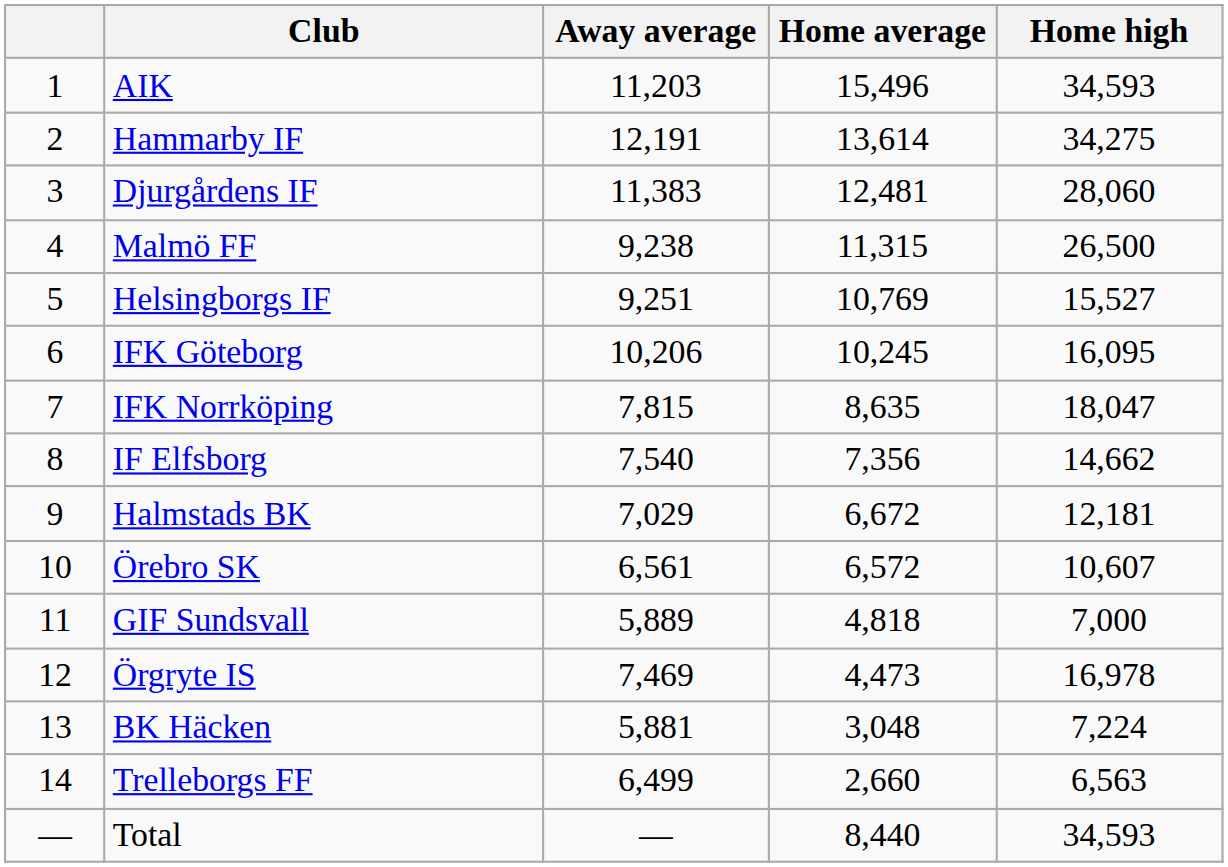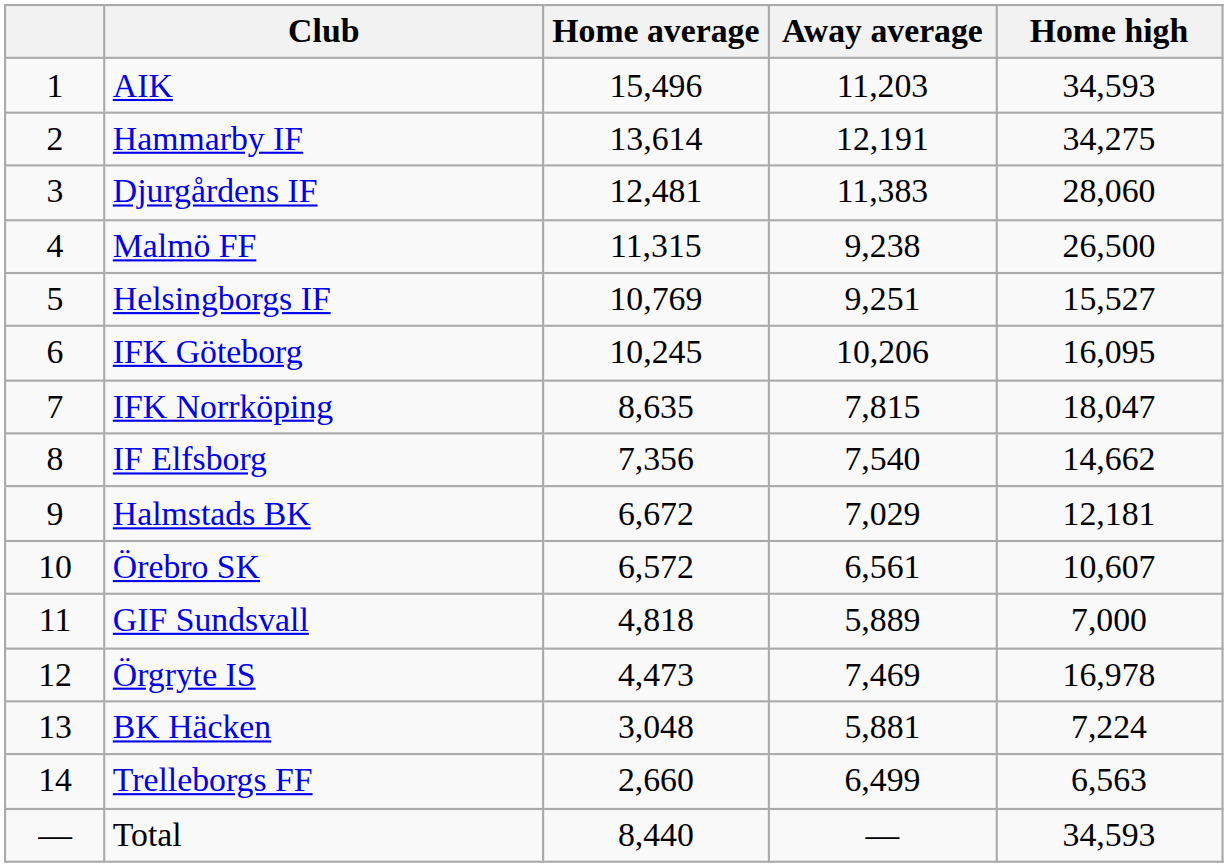columns swapped: (882, 31) <-> (656, 31)
